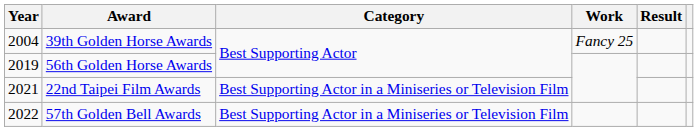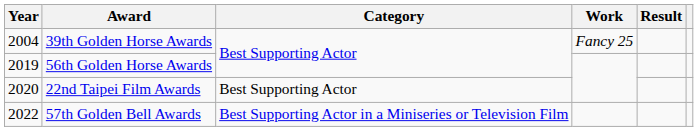(23, 89) 2021 -> (23, 89) 2020
(394, 89) Best Supporting Actor in a Miniseries or Television Film -> (288, 89) Best Supporting Actor
